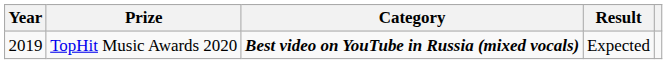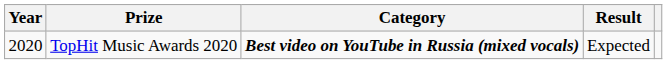(25, 44) 2019 -> (25, 44) 2020
